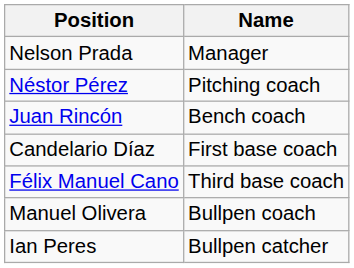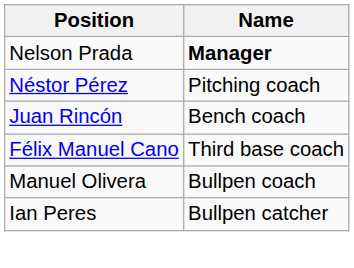(228, 52) normal -> (230, 52) bold
- row: (82, 149)
